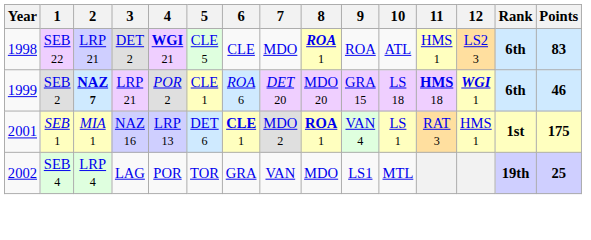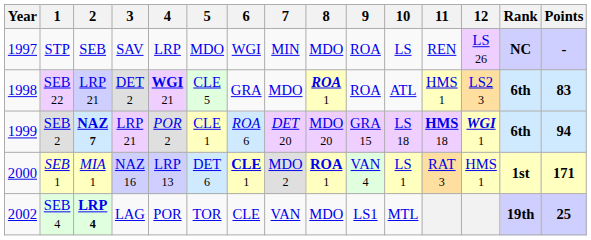+ row: (57, 49)
(241, 49) CLE -> (246, 90) GRA
(559, 90) 46 -> (564, 132) 94
(22, 132) 2001 -> (22, 173) 2000
(559, 132) 175 -> (564, 173) 171
(93, 173) normal -> (93, 214) bold
(241, 173) GRA -> (246, 214) CLE
